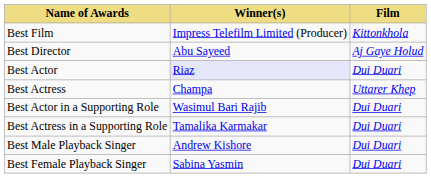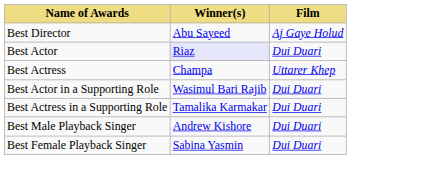- row: (30, 32)
